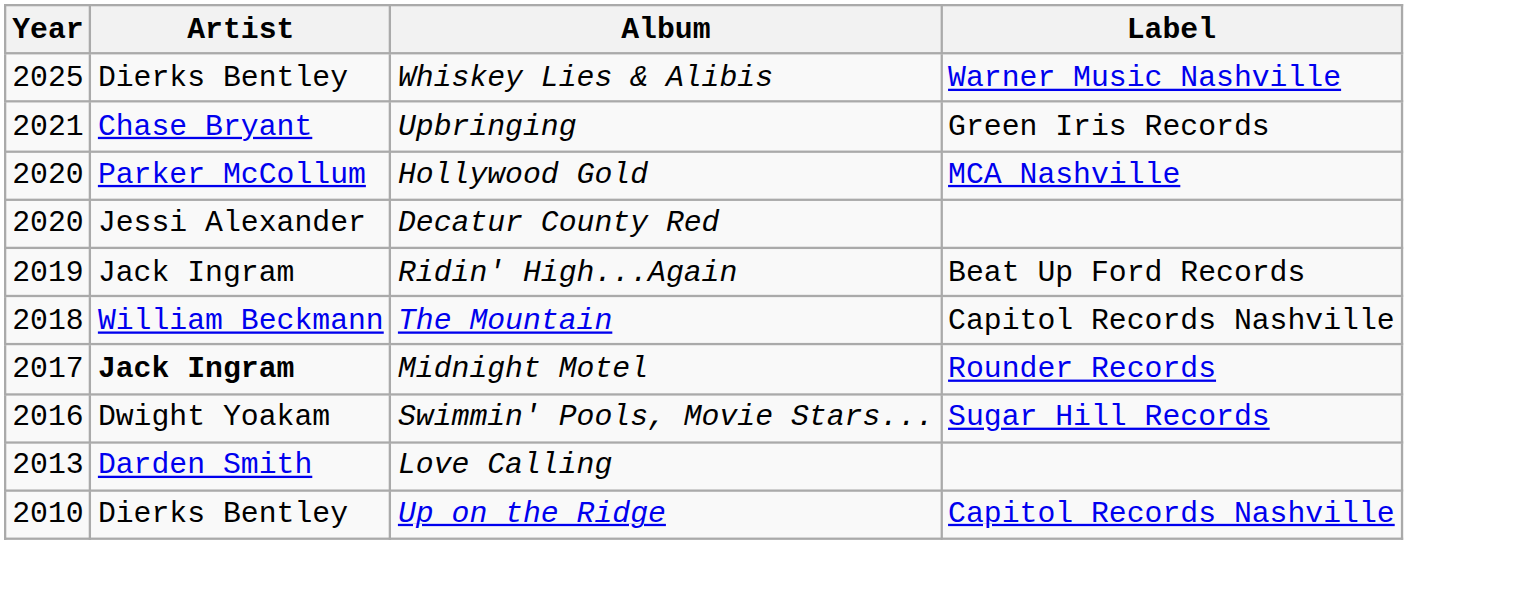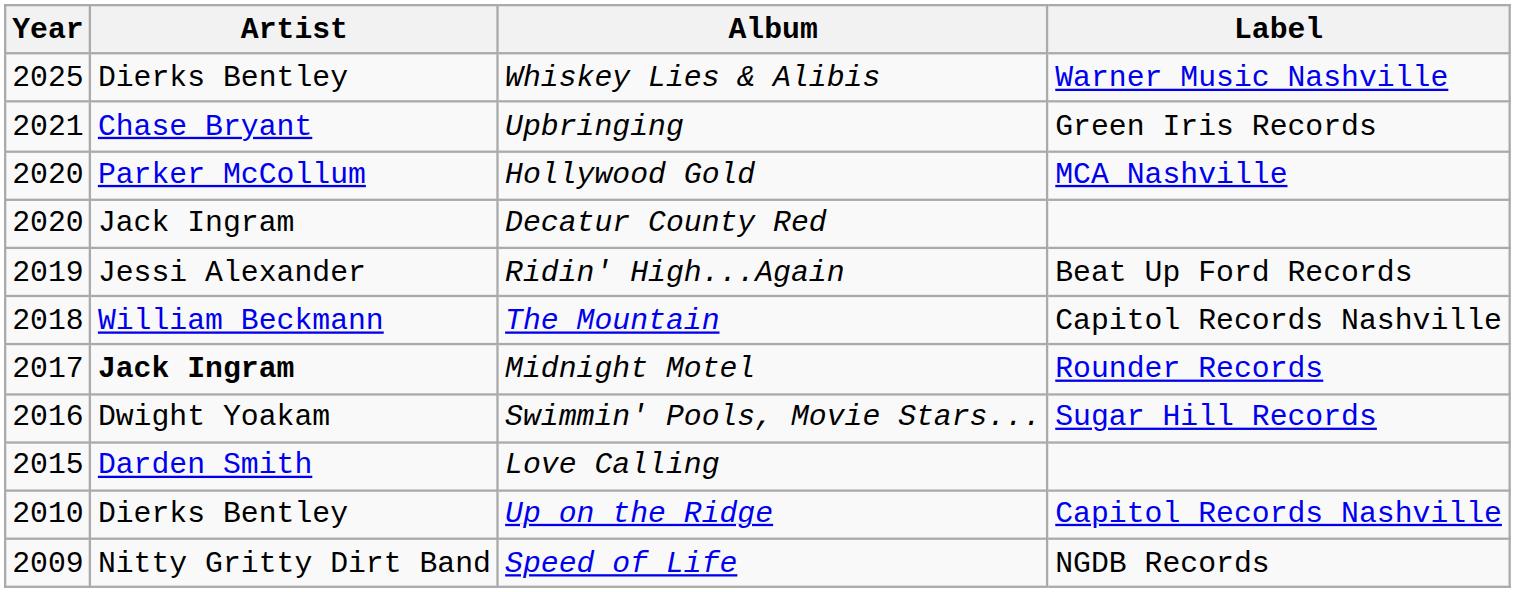(232, 223) Jessi Alexander -> (196, 223) Jack Ingram
(196, 272) Jack Ingram -> (232, 272) Jessi Alexander
(48, 466) 2013 -> (48, 466) 2015
+ row: (621, 563)
